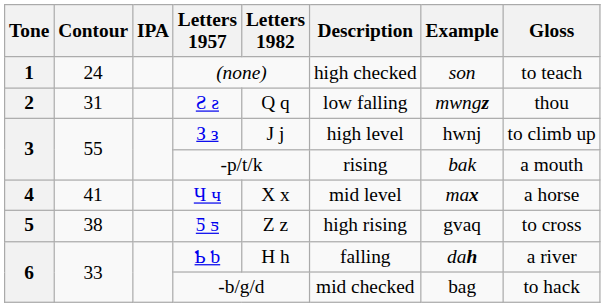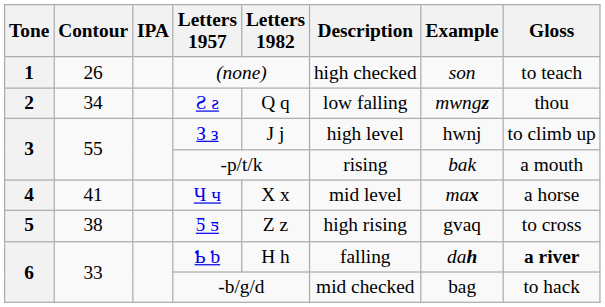(93, 71) 24 -> (93, 71) 26
(93, 102) 31 -> (93, 102) 34
(552, 256) normal -> (552, 256) bold
